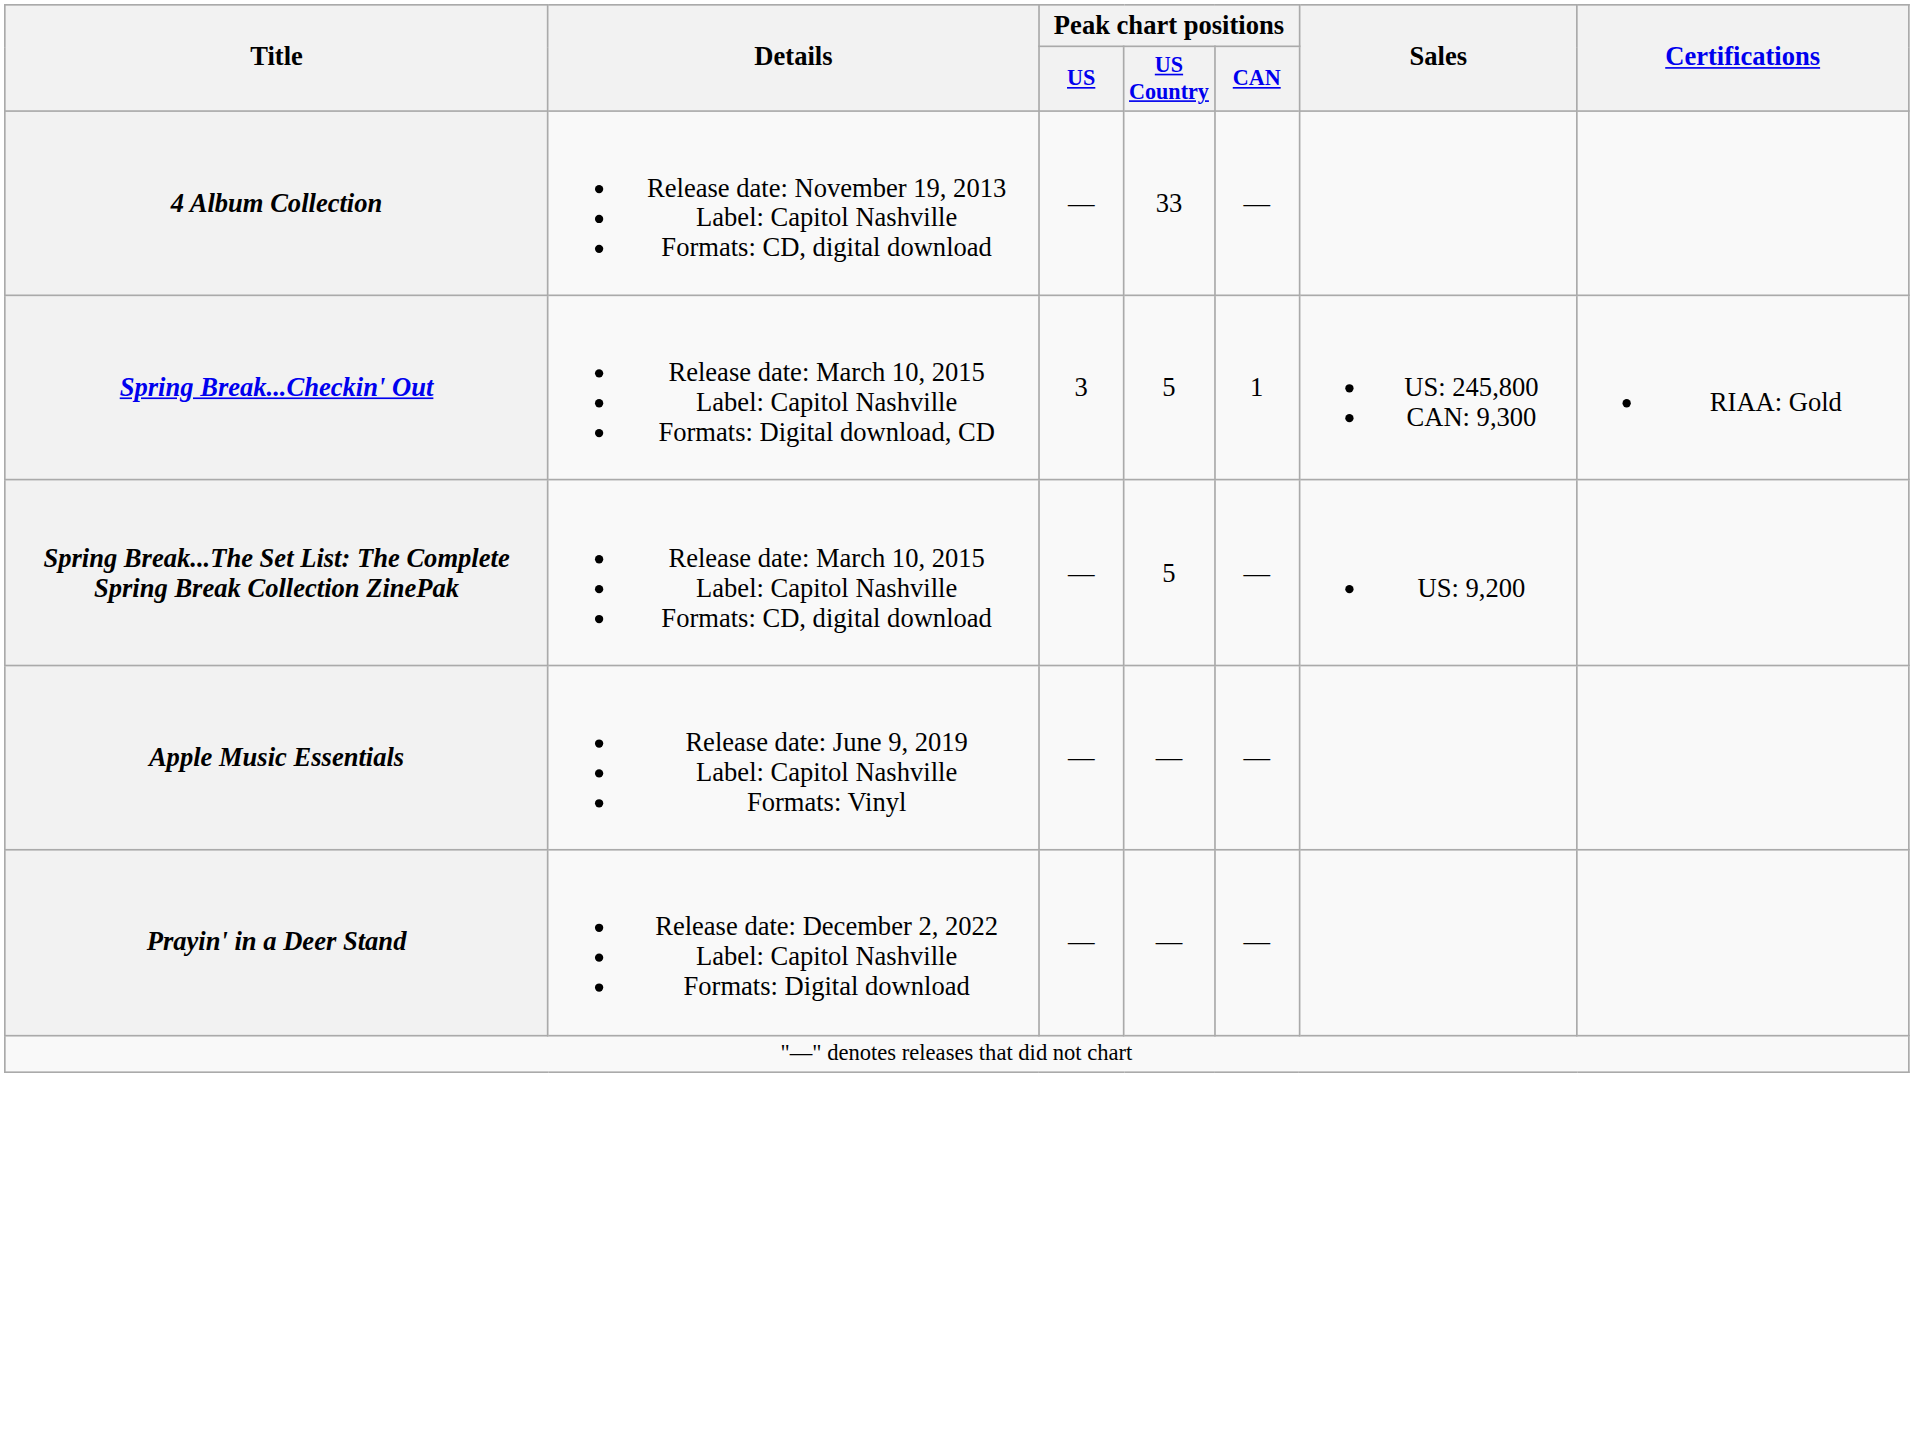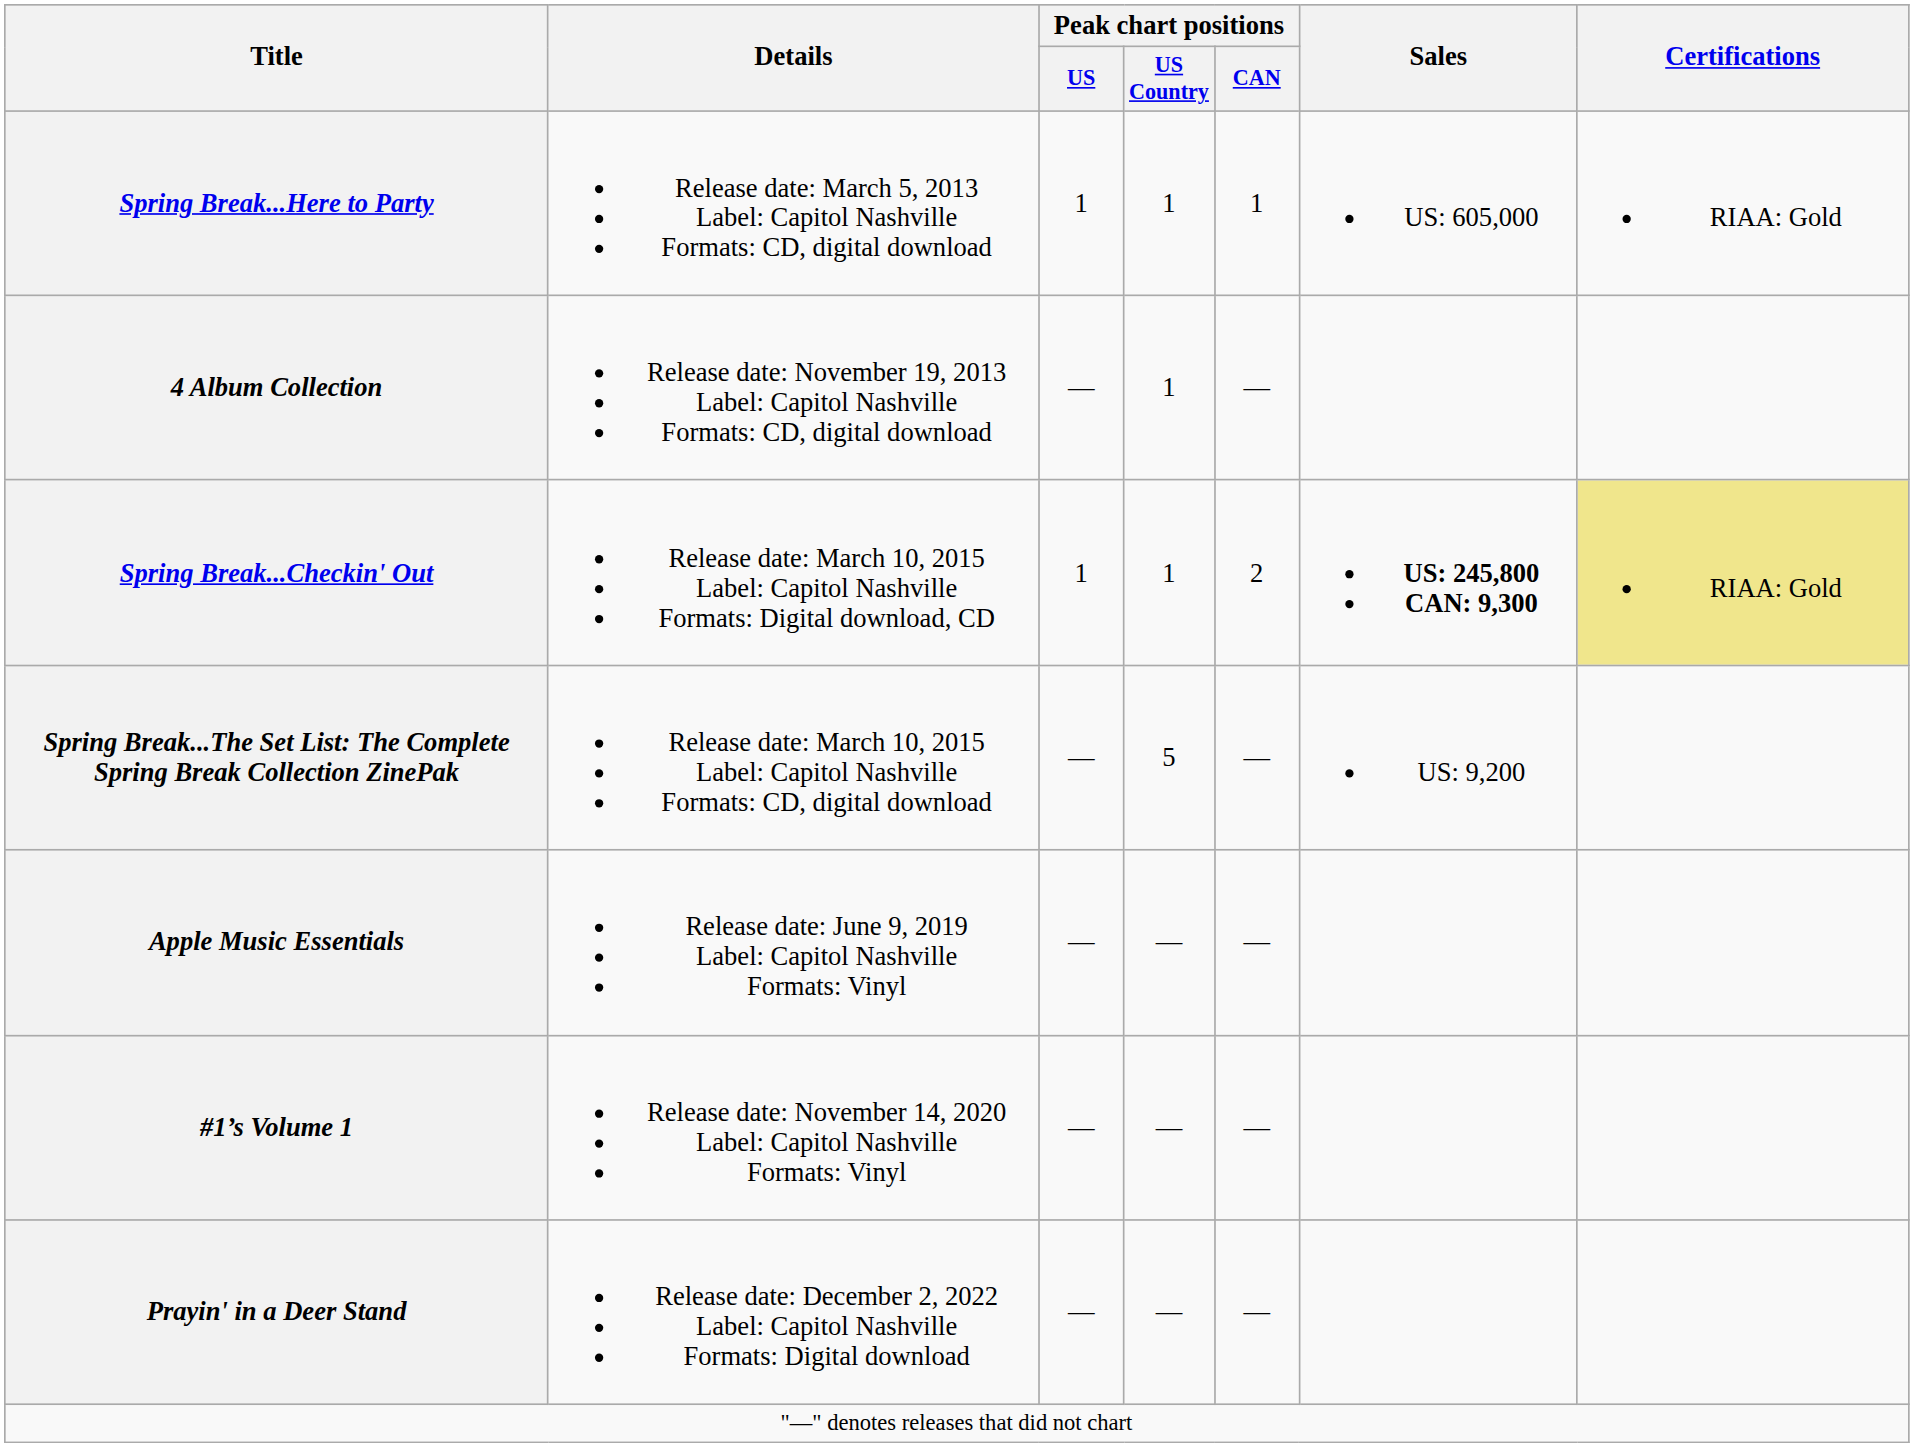+ row: (277, 202)
(1169, 202) 33 -> (1169, 387) 1
(1081, 387) 3 -> (1081, 572) 1
(1169, 387) 5 -> (1169, 572) 1
(1257, 387) 1 -> (1257, 572) 2
(1438, 403) normal -> (1438, 588) bold
(1743, 403) no background -> (1743, 588) khaki background
+ row: (277, 1127)
